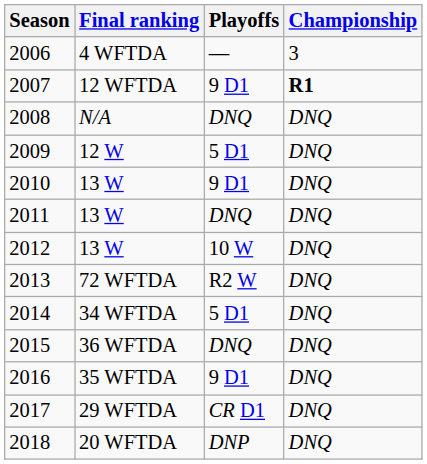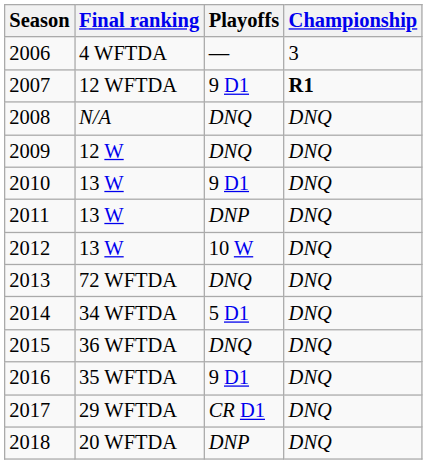(229, 150) 5 D1 -> (230, 150) DNQ
(230, 215) DNQ -> (229, 215) DNP
(233, 280) R2 W -> (230, 280) DNQ
